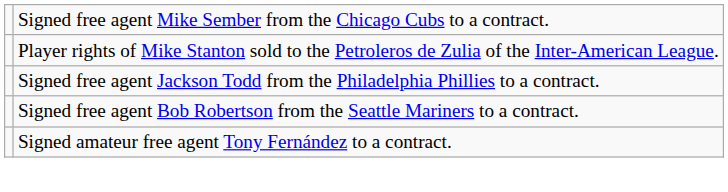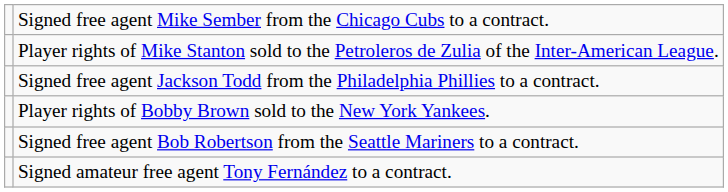+ row: (254, 111)
